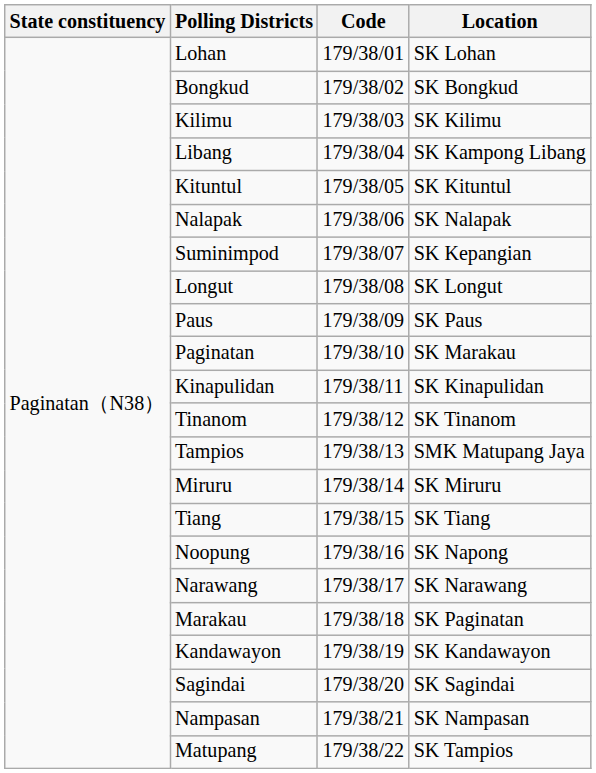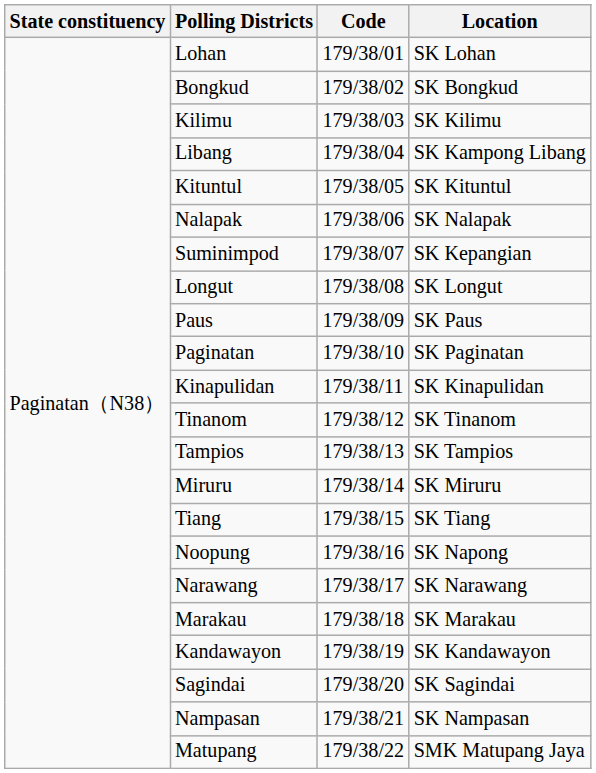(465, 352) SK Marakau -> (469, 352) SK Paginatan
(499, 452) SMK Matupang Jaya -> (463, 452) SK Tampios
(469, 618) SK Paginatan -> (465, 618) SK Marakau
(463, 751) SK Tampios -> (499, 751) SMK Matupang Jaya
